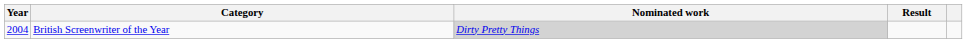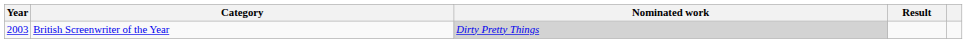(18, 30) 2004 -> (18, 30) 2003
